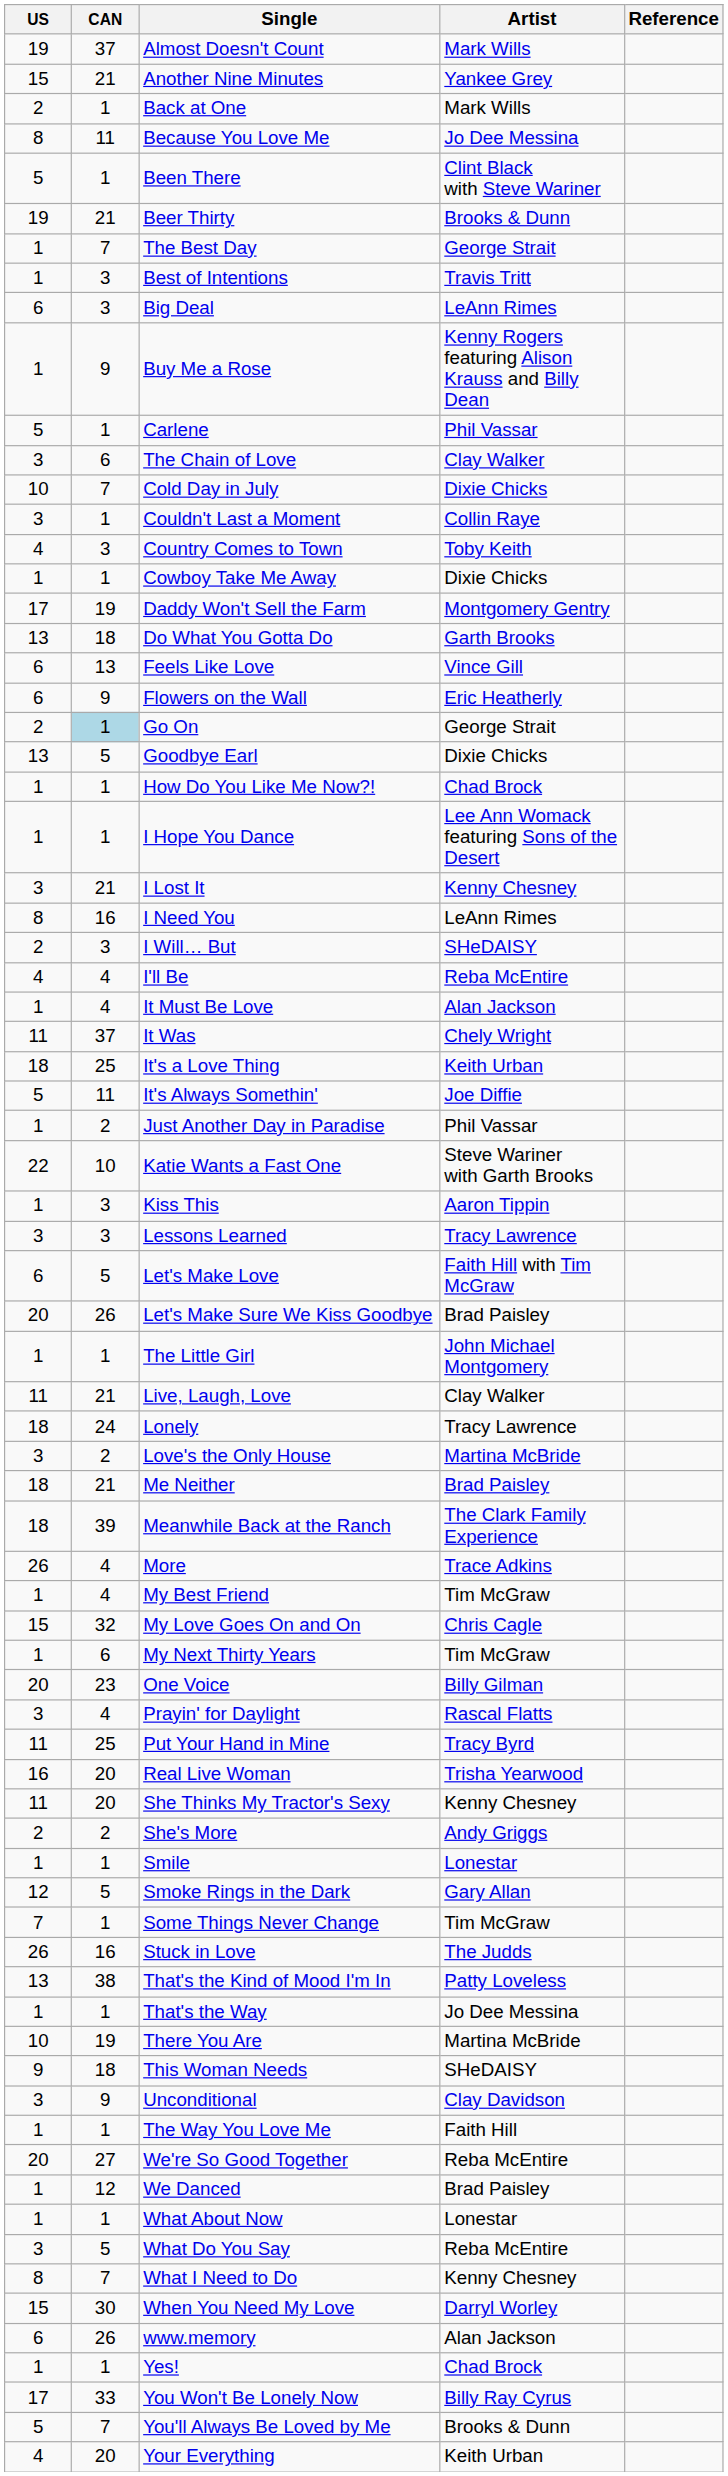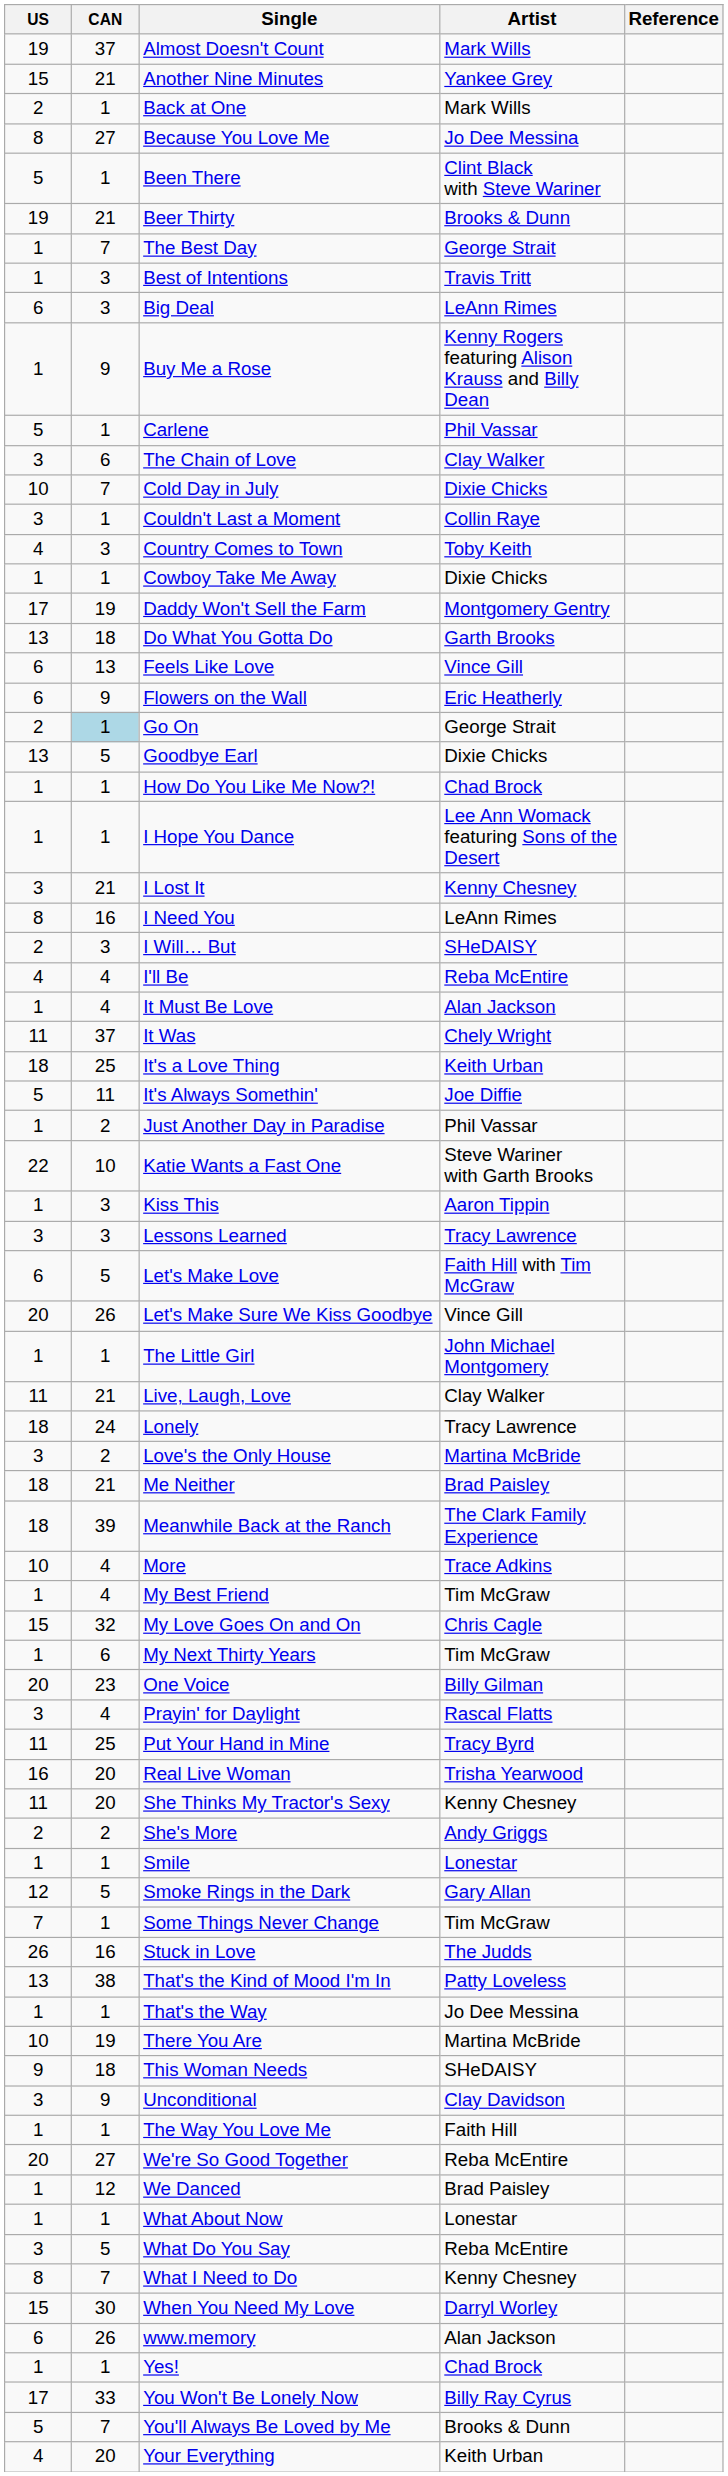(105, 138) 11 -> (105, 138) 27
(497, 1315) Brad Paisley -> (484, 1315) Vince Gill
(38, 1565) 26 -> (38, 1565) 10
